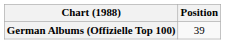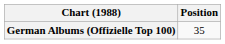(199, 30) 39 -> (199, 30) 35
